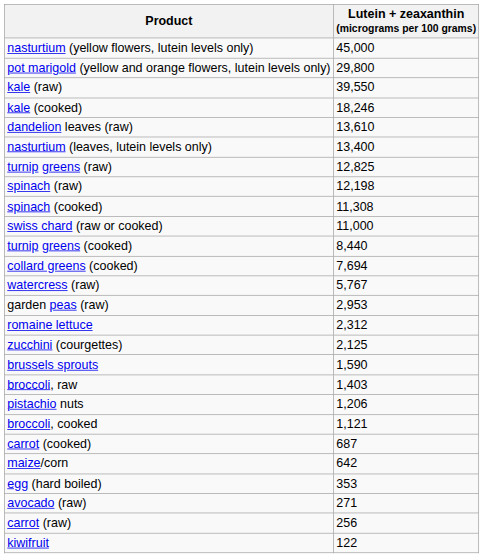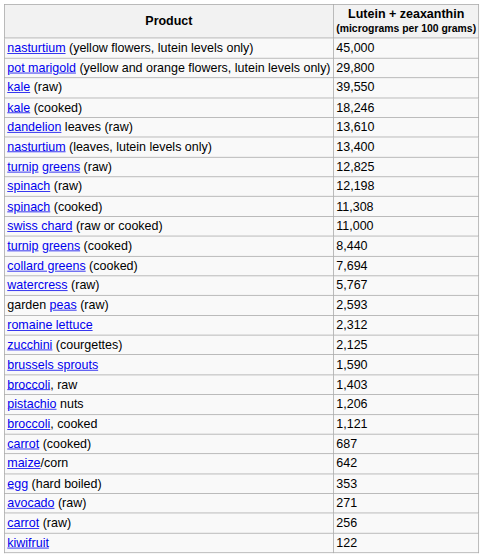(352, 305) 2,953 -> (352, 305) 2,593
